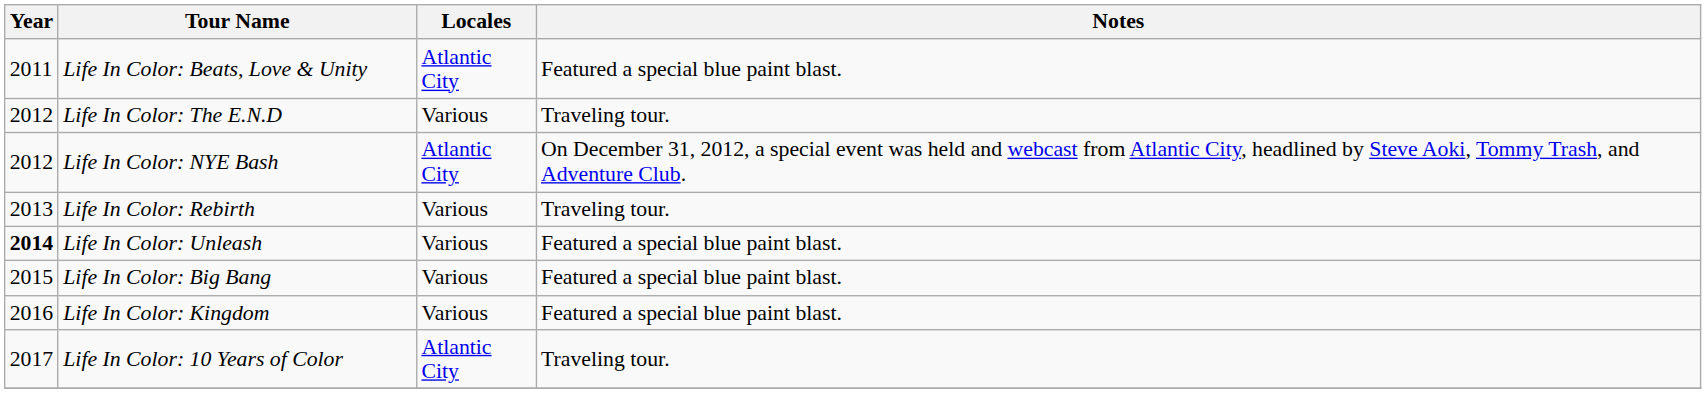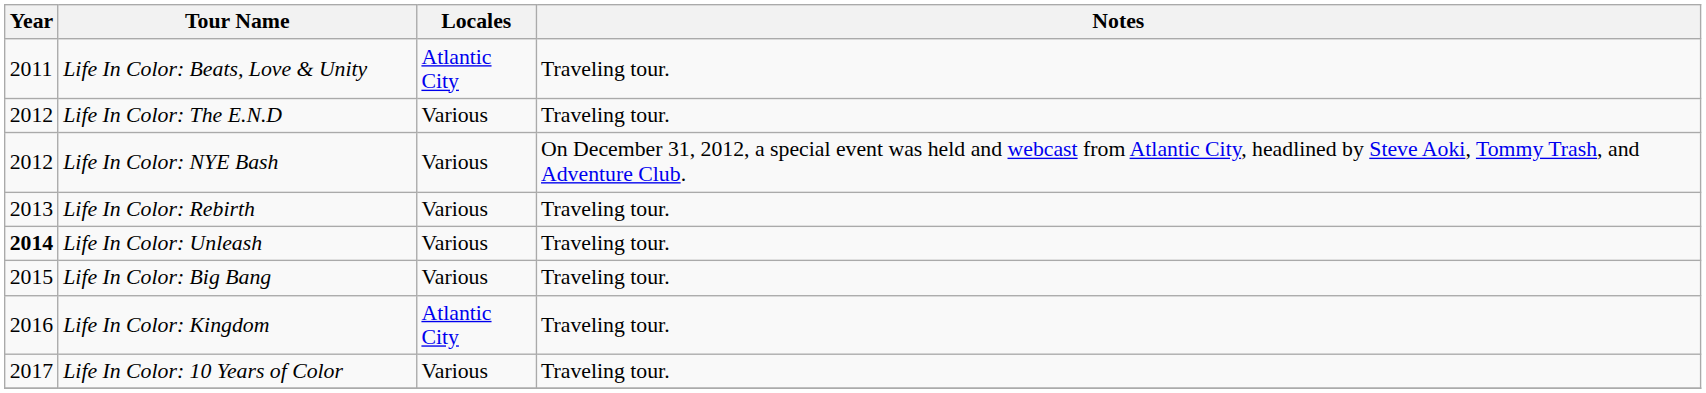(691, 68) Featured a special blue paint blast. -> (605, 68) Traveling tour.
(456, 162) Atlantic City -> (455, 162) Various
(691, 243) Featured a special blue paint blast. -> (605, 243) Traveling tour.
(691, 277) Featured a special blue paint blast. -> (605, 277) Traveling tour.
(455, 312) Various -> (456, 324) Atlantic City
(691, 312) Featured a special blue paint blast. -> (605, 324) Traveling tour.
(456, 359) Atlantic City -> (455, 371) Various
